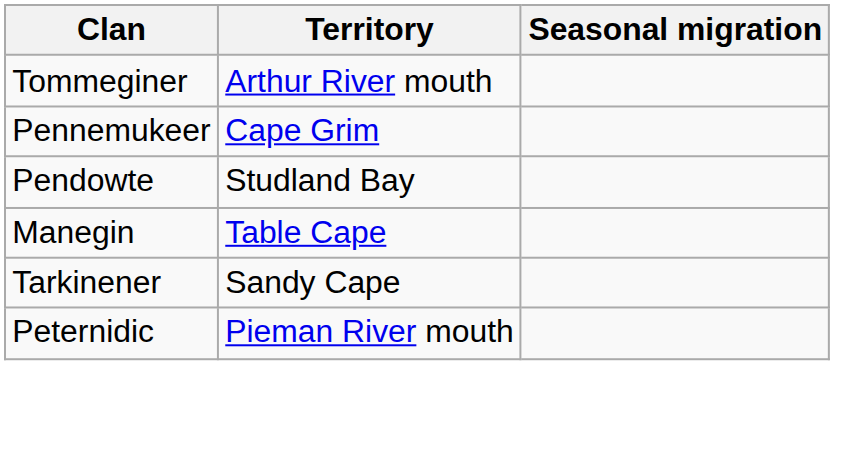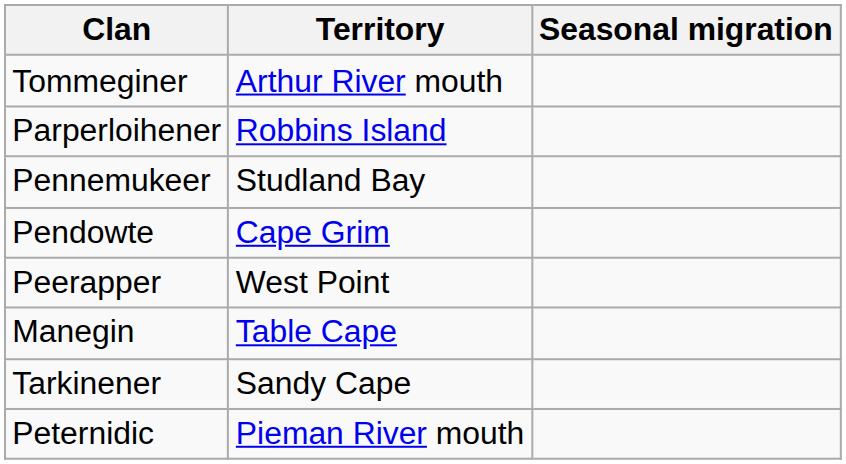+ row: (117, 130)
(302, 130) Cape Grim -> (331, 181) Studland Bay
(320, 181) Studland Bay -> (313, 231) Cape Grim
+ row: (87, 282)
